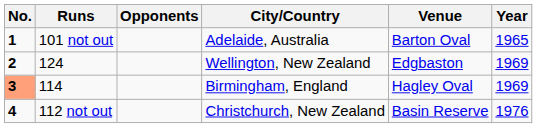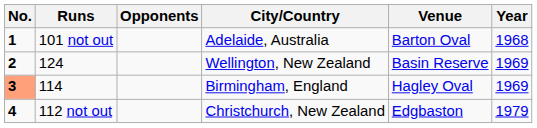(512, 39) 1965 -> (512, 39) 1968
(427, 63) Edgbaston -> (440, 63) Basin Reserve
(440, 110) Basin Reserve -> (427, 110) Edgbaston
(512, 110) 1976 -> (512, 110) 1979
